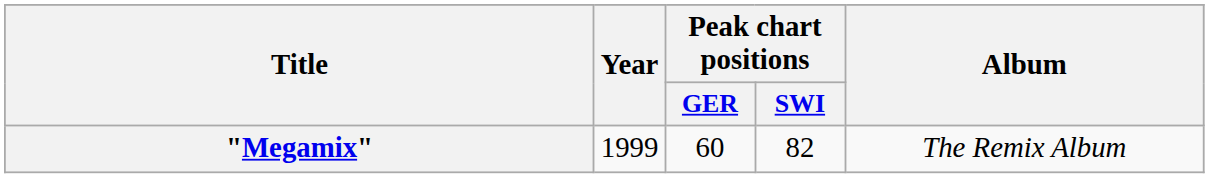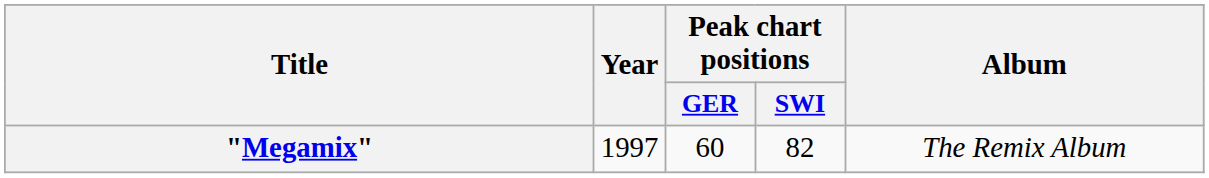(630, 148) 1999 -> (630, 148) 1997
